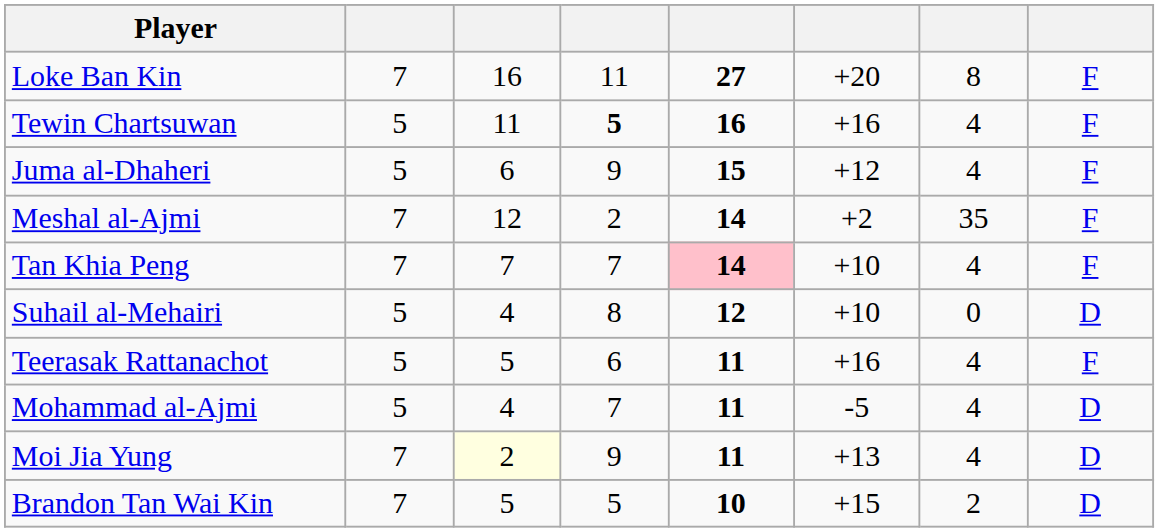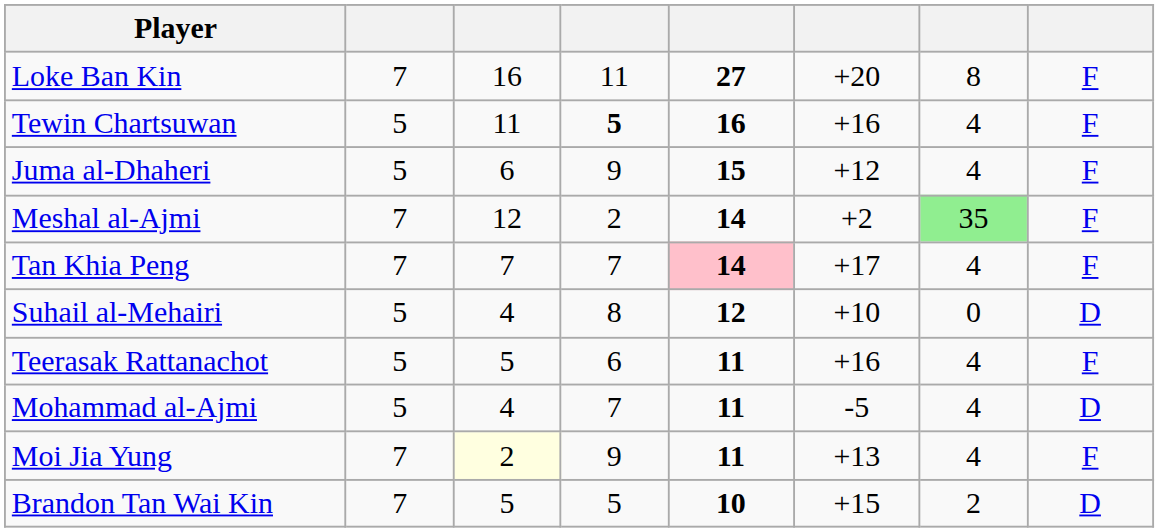(973, 218) no background -> (973, 218) lightgreen background
(857, 265) +10 -> (857, 265) +17
(1090, 455) D -> (1090, 455) F
